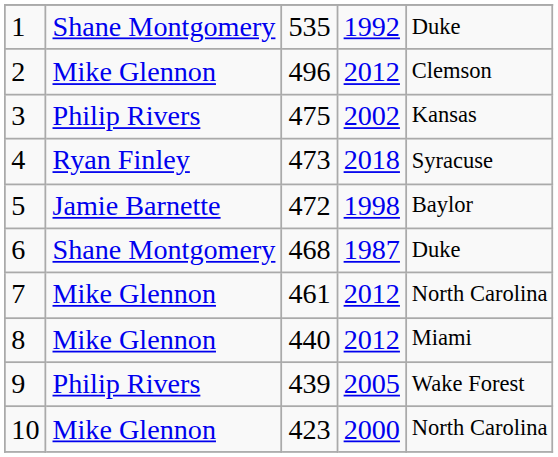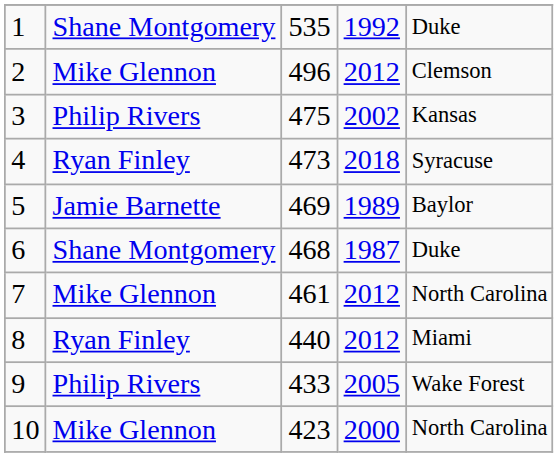(310, 205) 472 -> (310, 205) 469
(372, 205) 1998 -> (372, 205) 1989
(134, 339) Mike Glennon -> (121, 339) Ryan Finley
(310, 384) 439 -> (310, 384) 433
